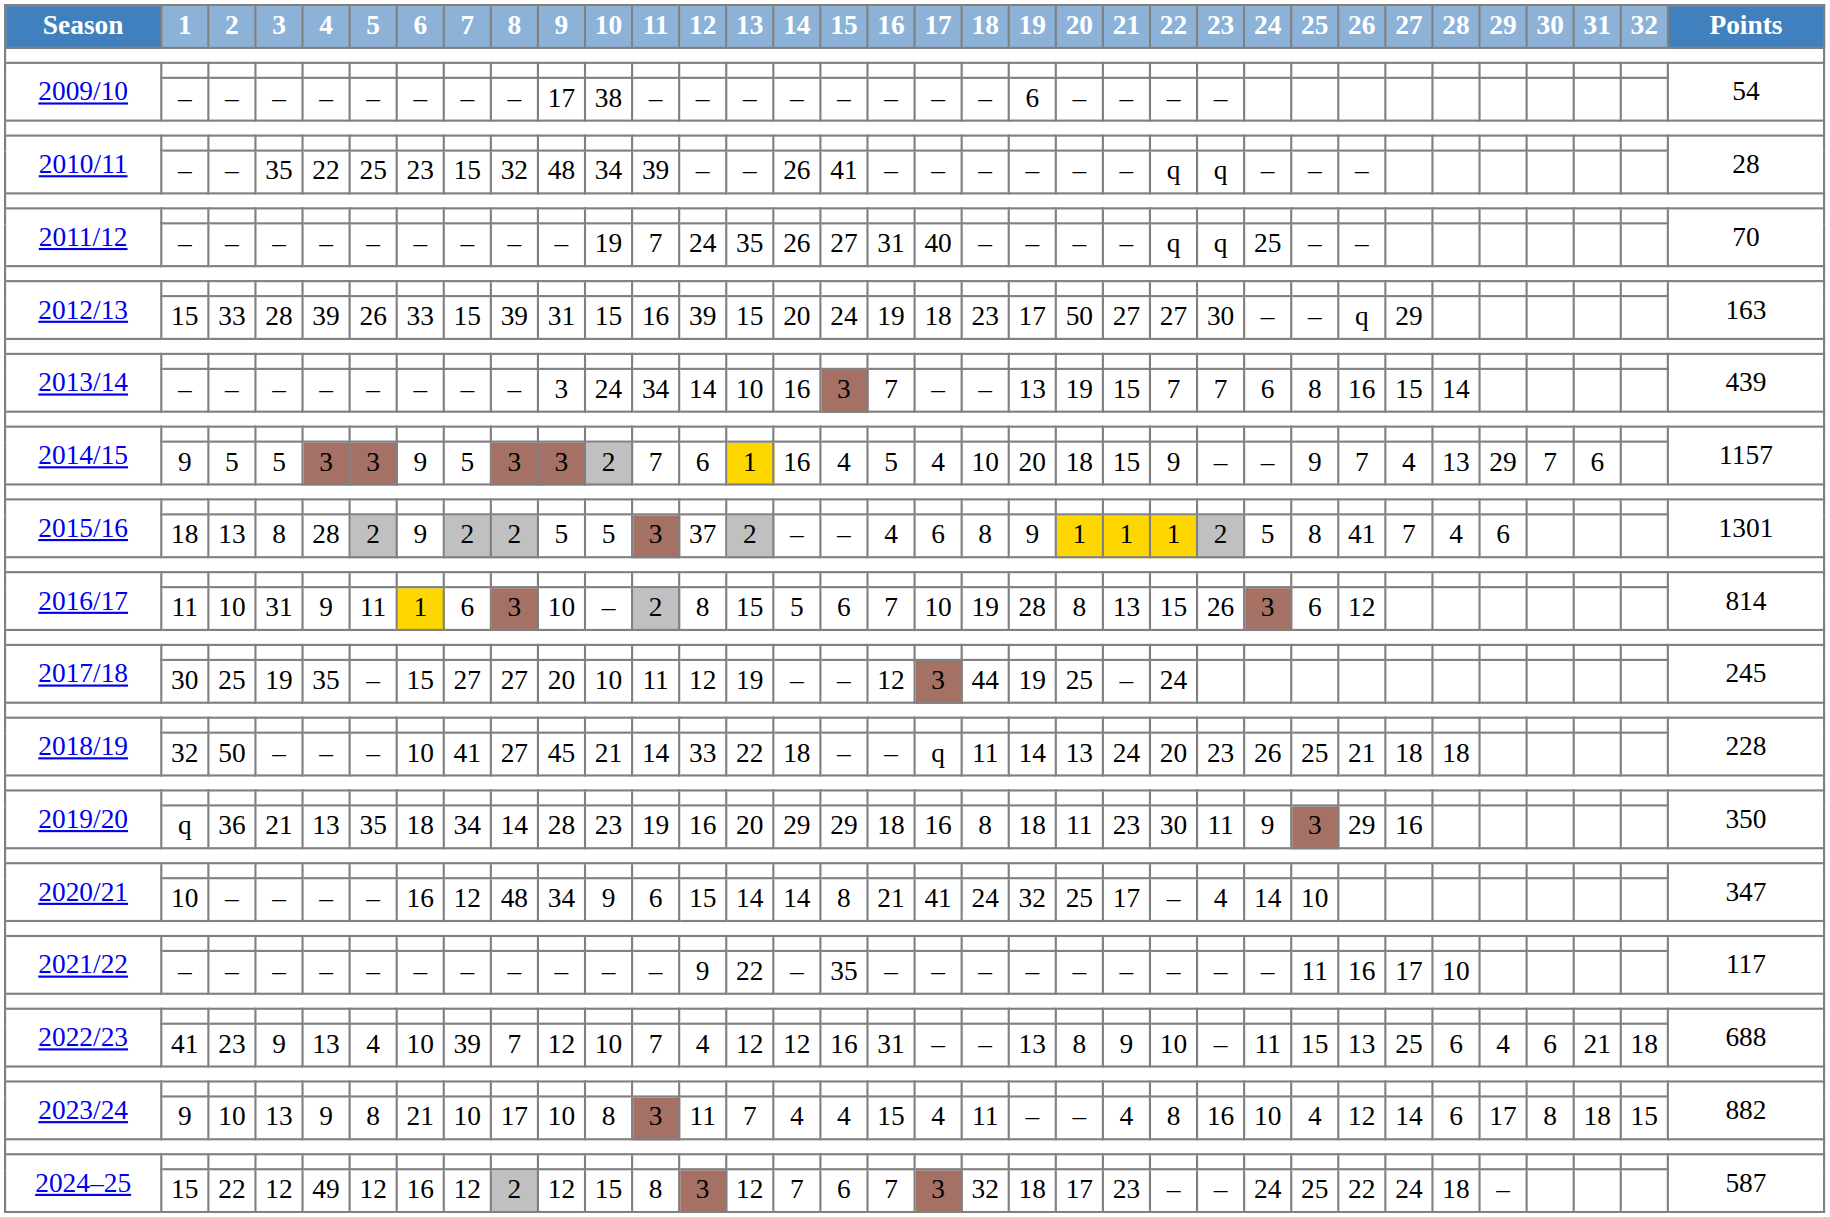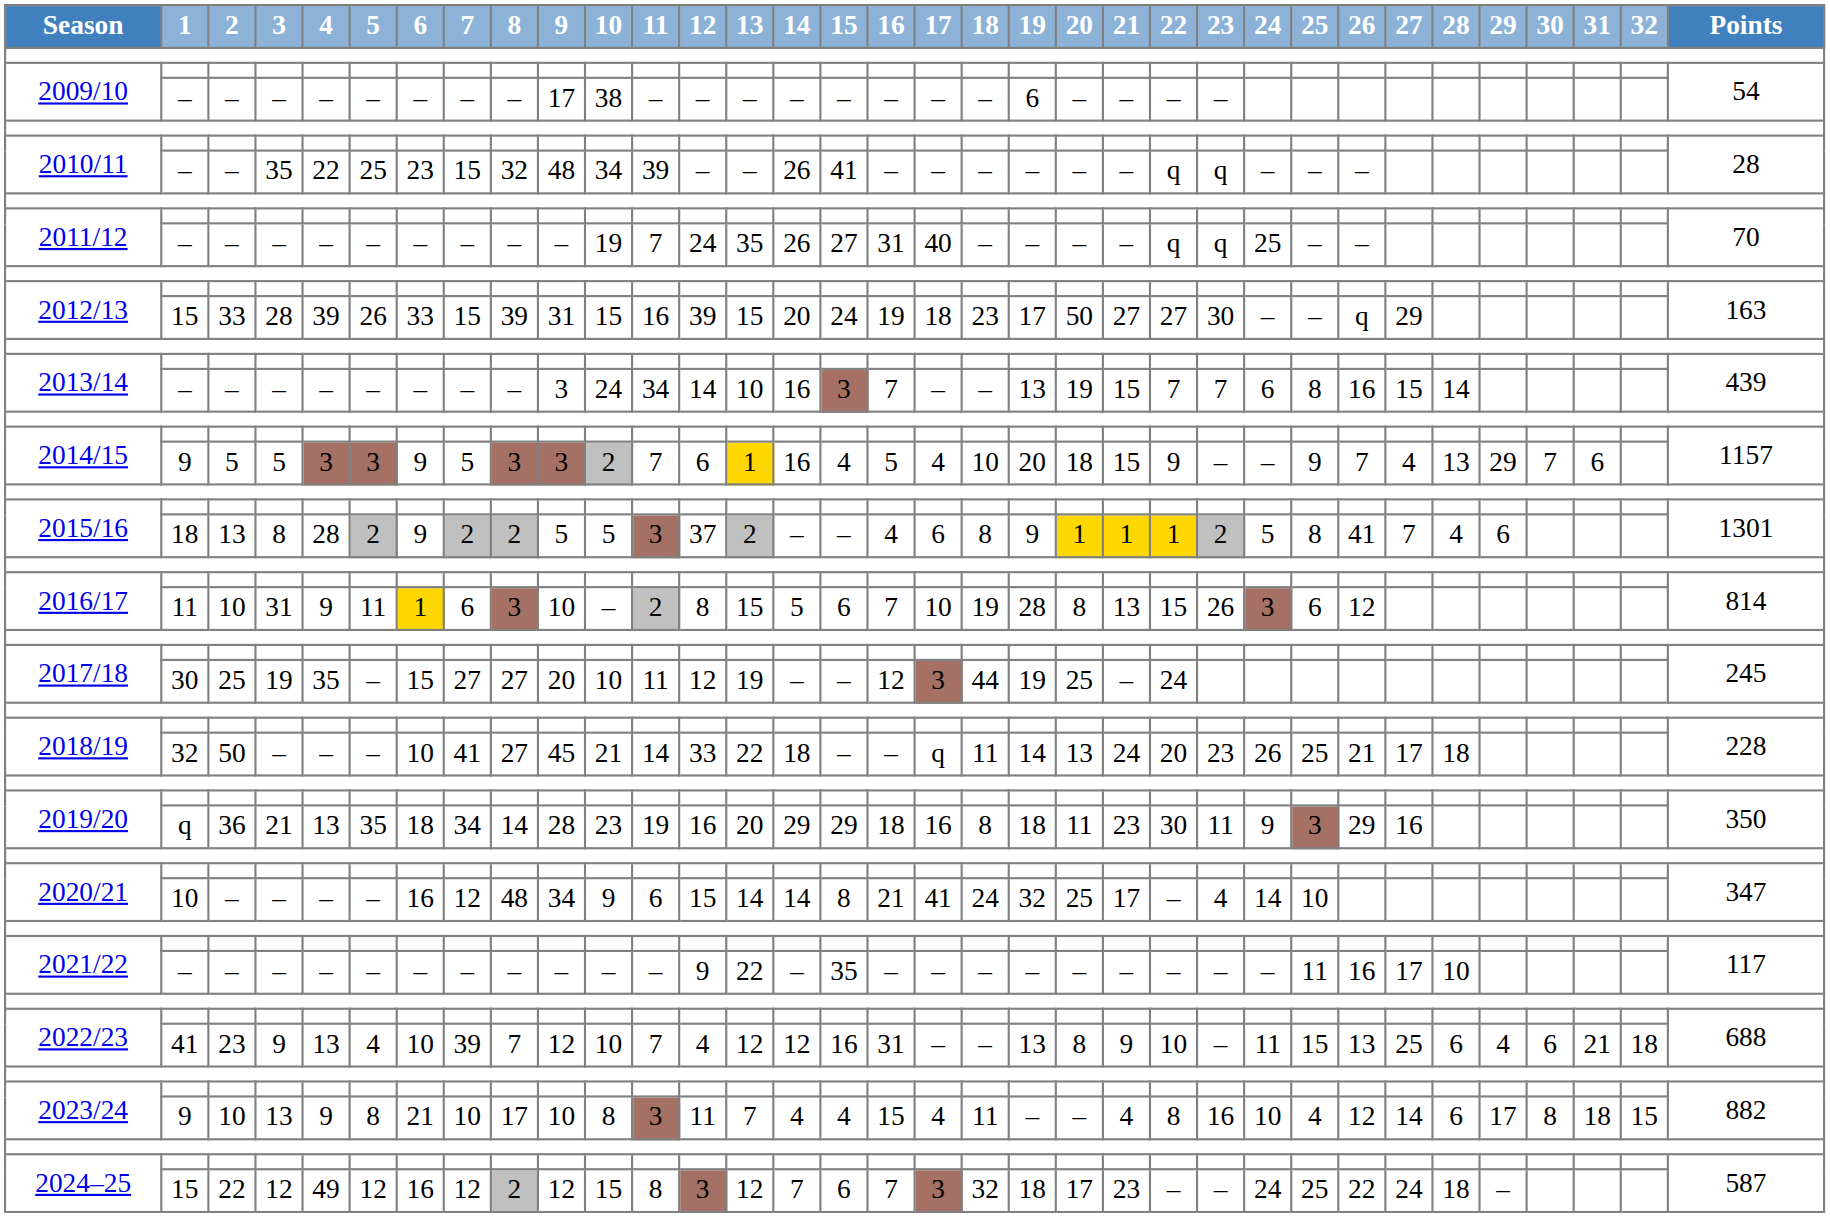(1409, 753) 18 -> (1409, 753) 17
